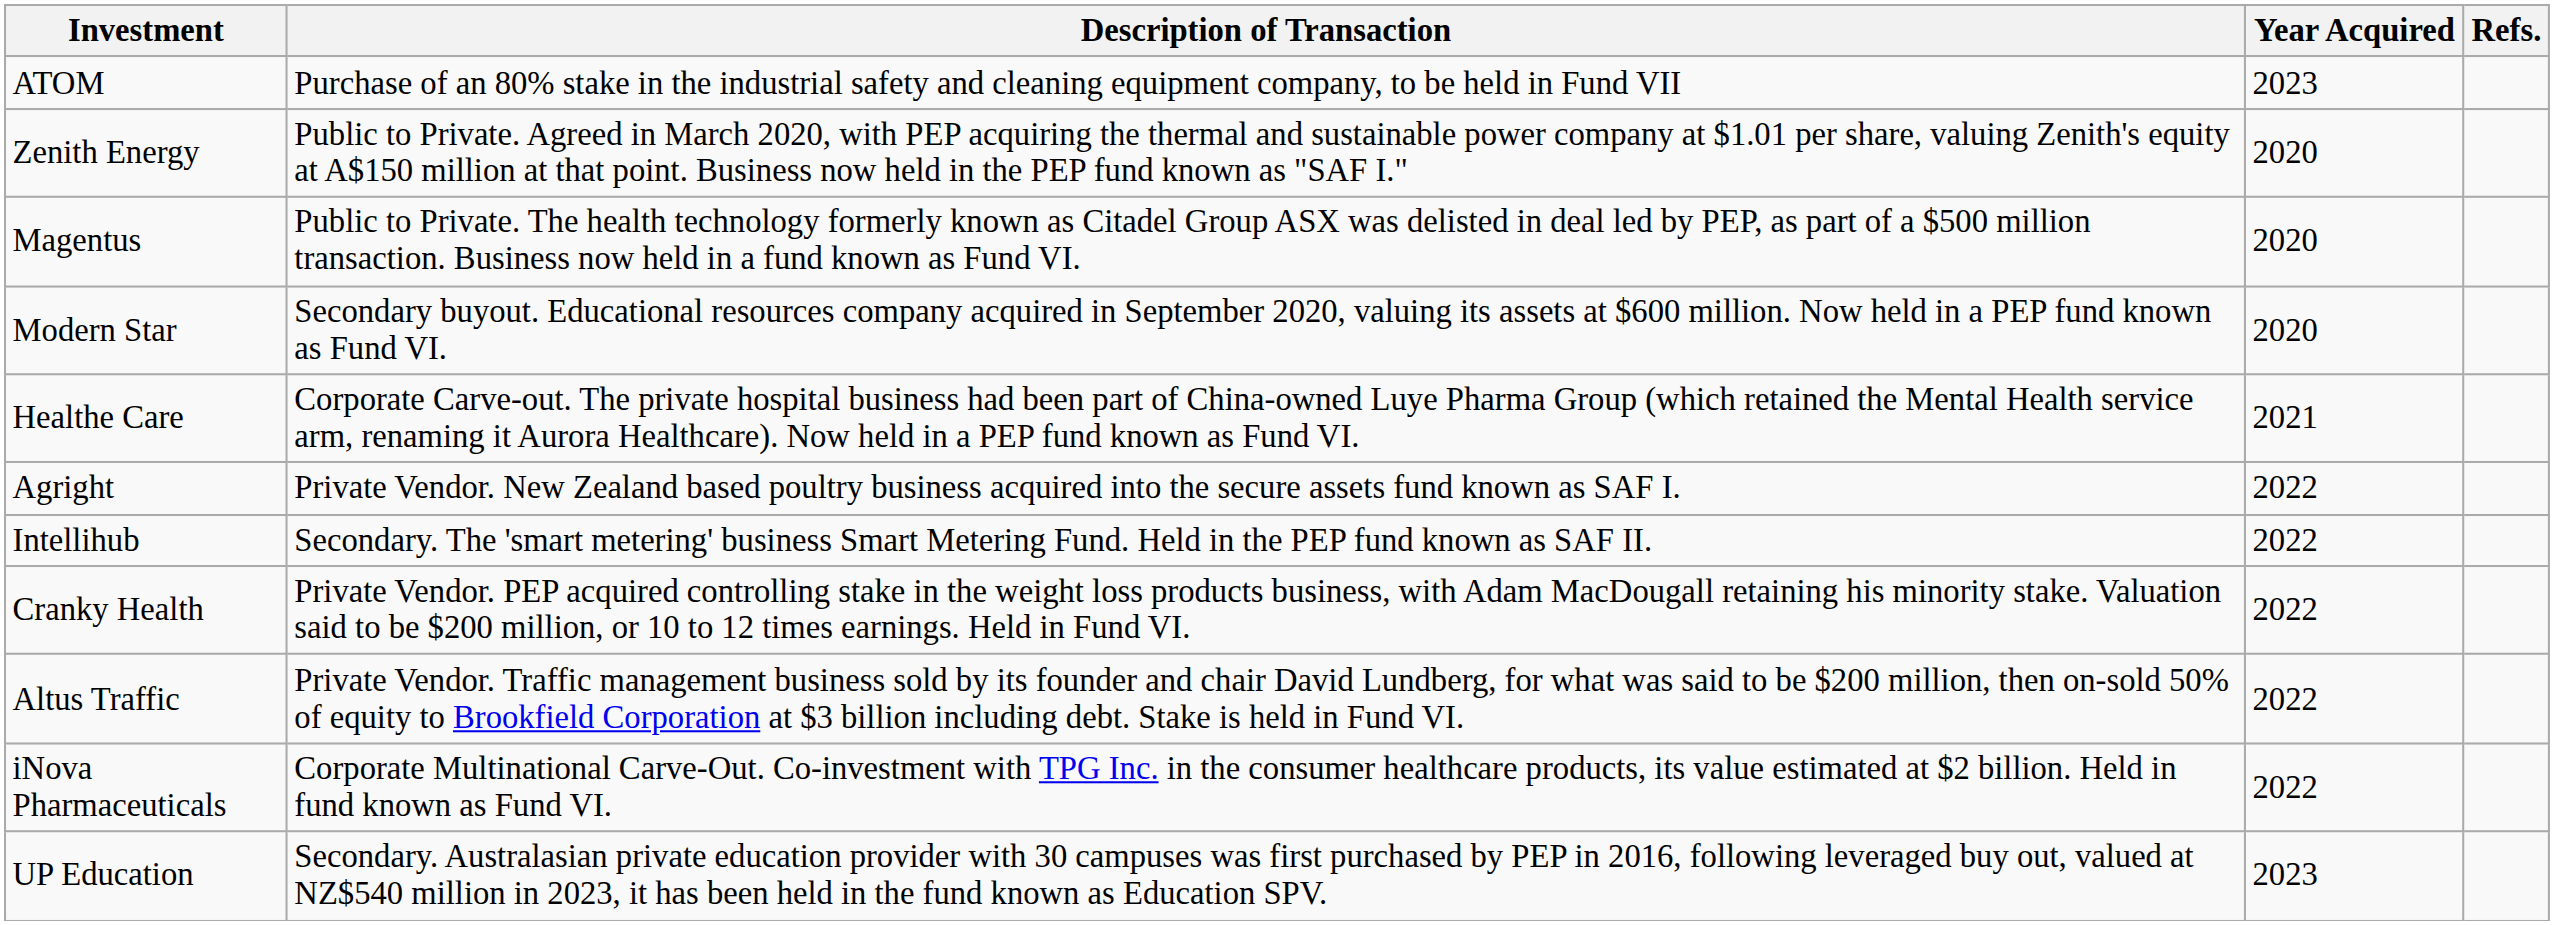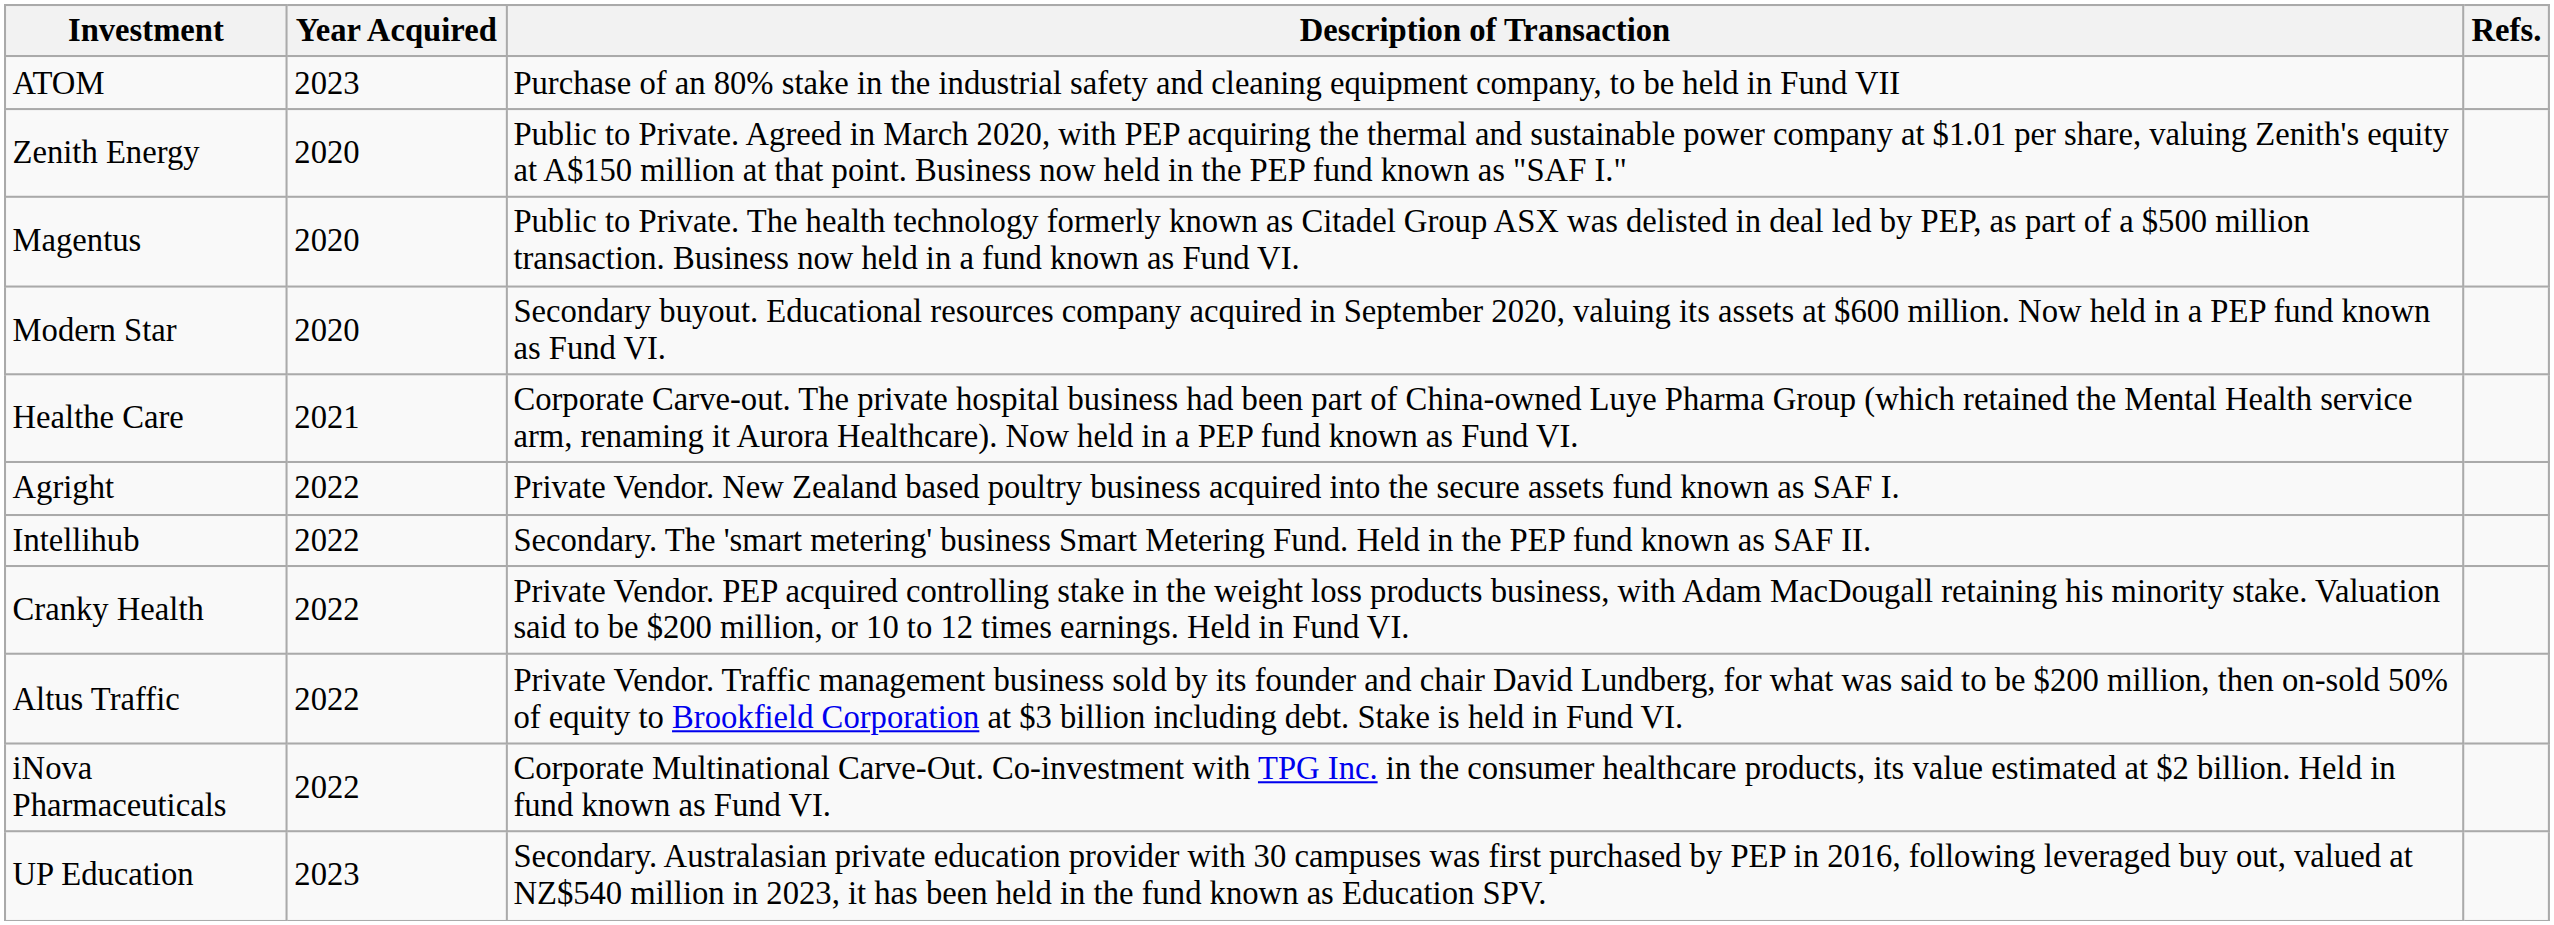columns swapped: (2354, 30) <-> (1266, 30)
